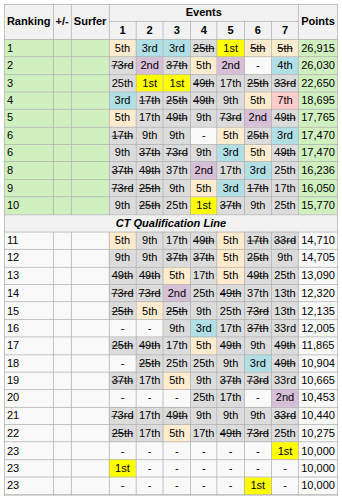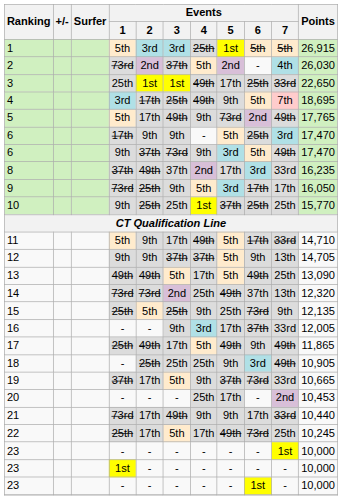(285, 170) 25th -> (285, 170) 33rd
(318, 170) 16,236 -> (318, 170) 16,235
(258, 205) 9th -> (258, 205) 25th
(258, 258) 25th -> (258, 258) 9th
(285, 258) 9th -> (285, 258) 13th
(285, 310) 13th -> (285, 310) 9th
(318, 363) 10,904 -> (318, 363) 10,905
(258, 415) 9th -> (258, 415) 17th
(318, 433) 10,275 -> (318, 433) 10,245
